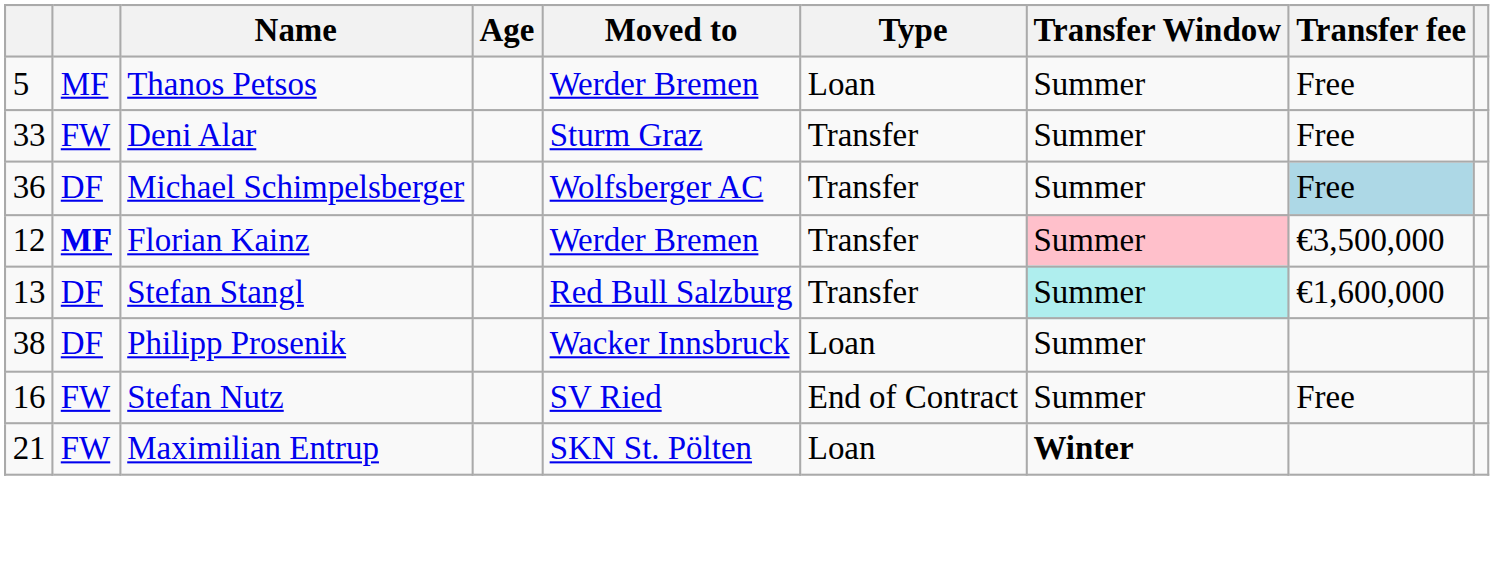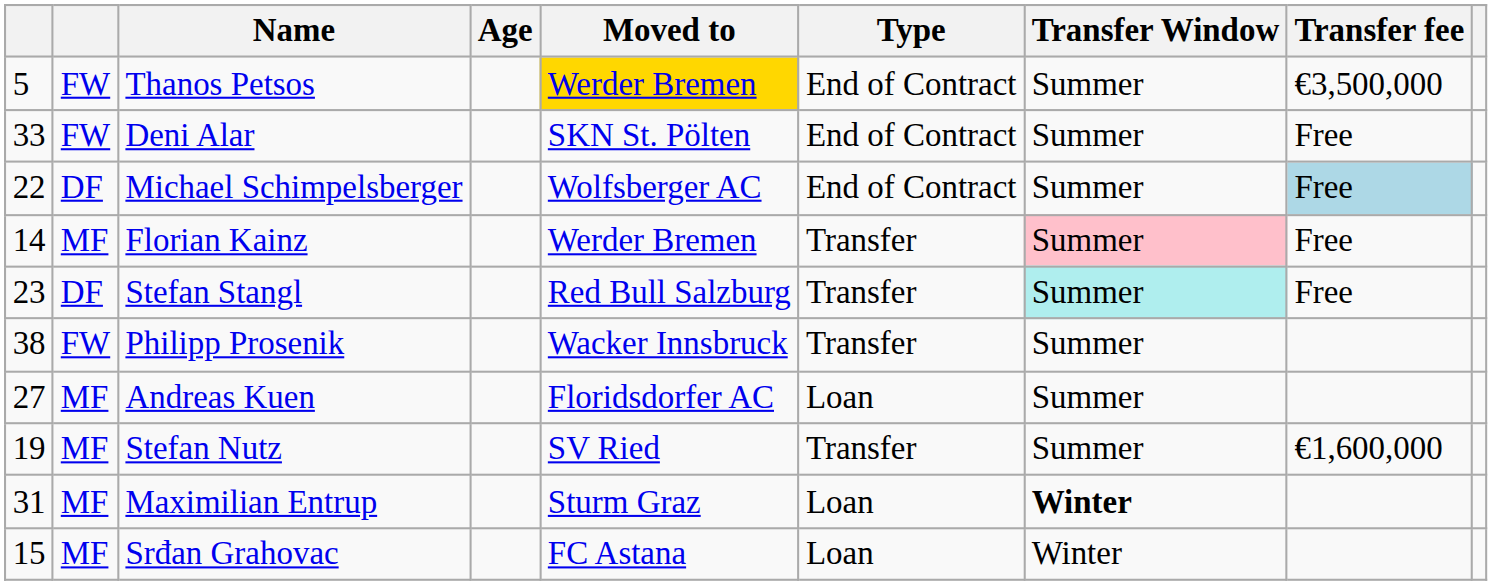(85, 82) MF -> (85, 82) FW
(654, 82) no background -> (652, 82) gold background
(842, 82) Loan -> (911, 82) End of Contract
(1326, 82) Free -> (1369, 82) €3,500,000
(626, 135) Sturm Graz -> (649, 135) SKN St. Pölten
(863, 135) Transfer -> (911, 135) End of Contract
(29, 187) 36 -> (29, 187) 22
(863, 187) Transfer -> (911, 187) End of Contract
(29, 239) 12 -> (29, 239) 14
(86, 239) bold -> (85, 239) normal
(1370, 239) €3,500,000 -> (1324, 239) Free
(29, 291) 13 -> (29, 291) 23
(1370, 291) €1,600,000 -> (1324, 291) Free
(82, 344) DF -> (85, 344) FW
(842, 344) Loan -> (861, 344) Transfer
+ row: (220, 396)
(29, 396) 16 -> (29, 448) 19
(85, 396) FW -> (85, 448) MF
(913, 396) End of Contract -> (861, 448) Transfer
(1326, 396) Free -> (1369, 448) €1,600,000
(29, 448) 21 -> (29, 501) 31
(85, 448) FW -> (85, 501) MF
(651, 448) SKN St. Pölten -> (624, 501) Sturm Graz
+ row: (232, 553)
